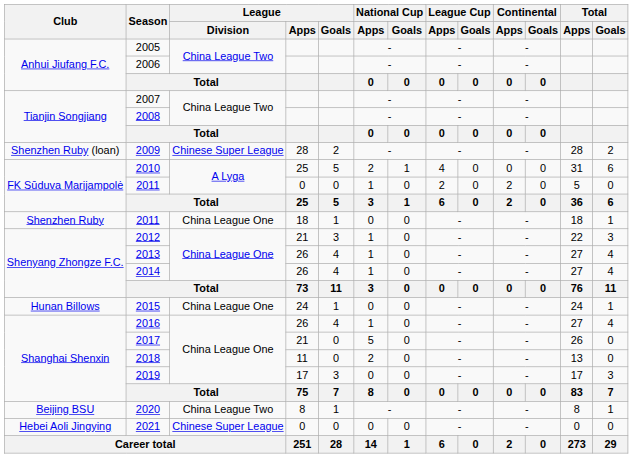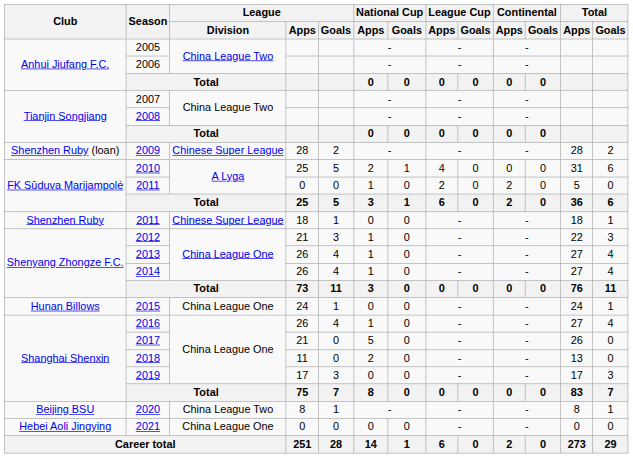(228, 220) China League One -> (228, 220) Chinese Super League
(228, 427) Chinese Super League -> (228, 427) China League One
